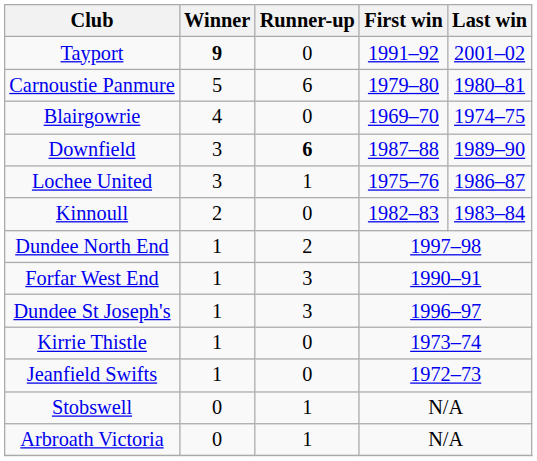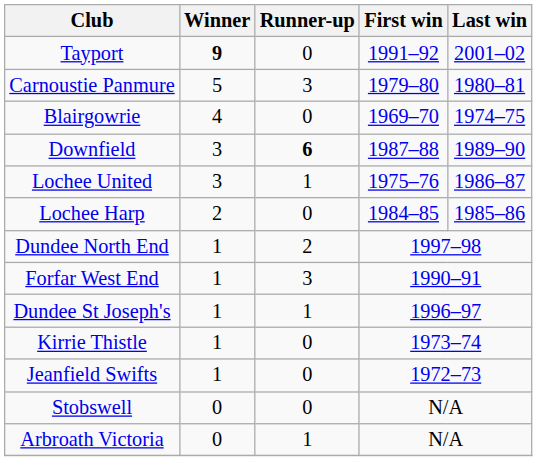(307, 85) 6 -> (307, 85) 3
- row: (92, 213)
+ row: (92, 213)
(307, 310) 3 -> (307, 310) 1
(307, 407) 1 -> (307, 407) 0
